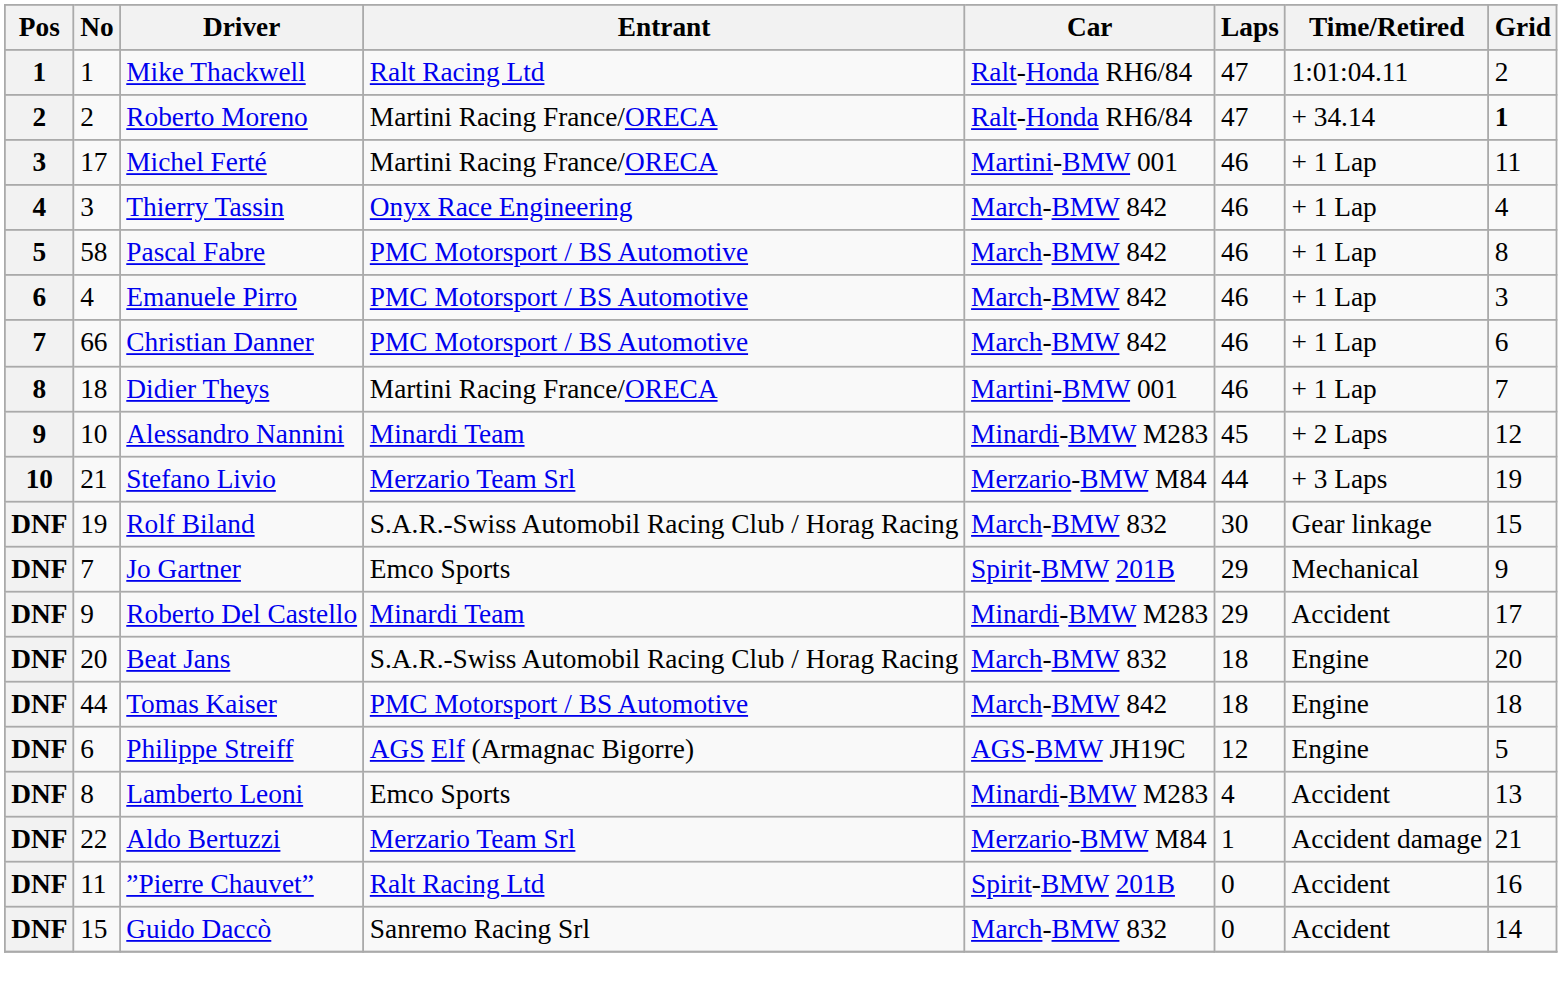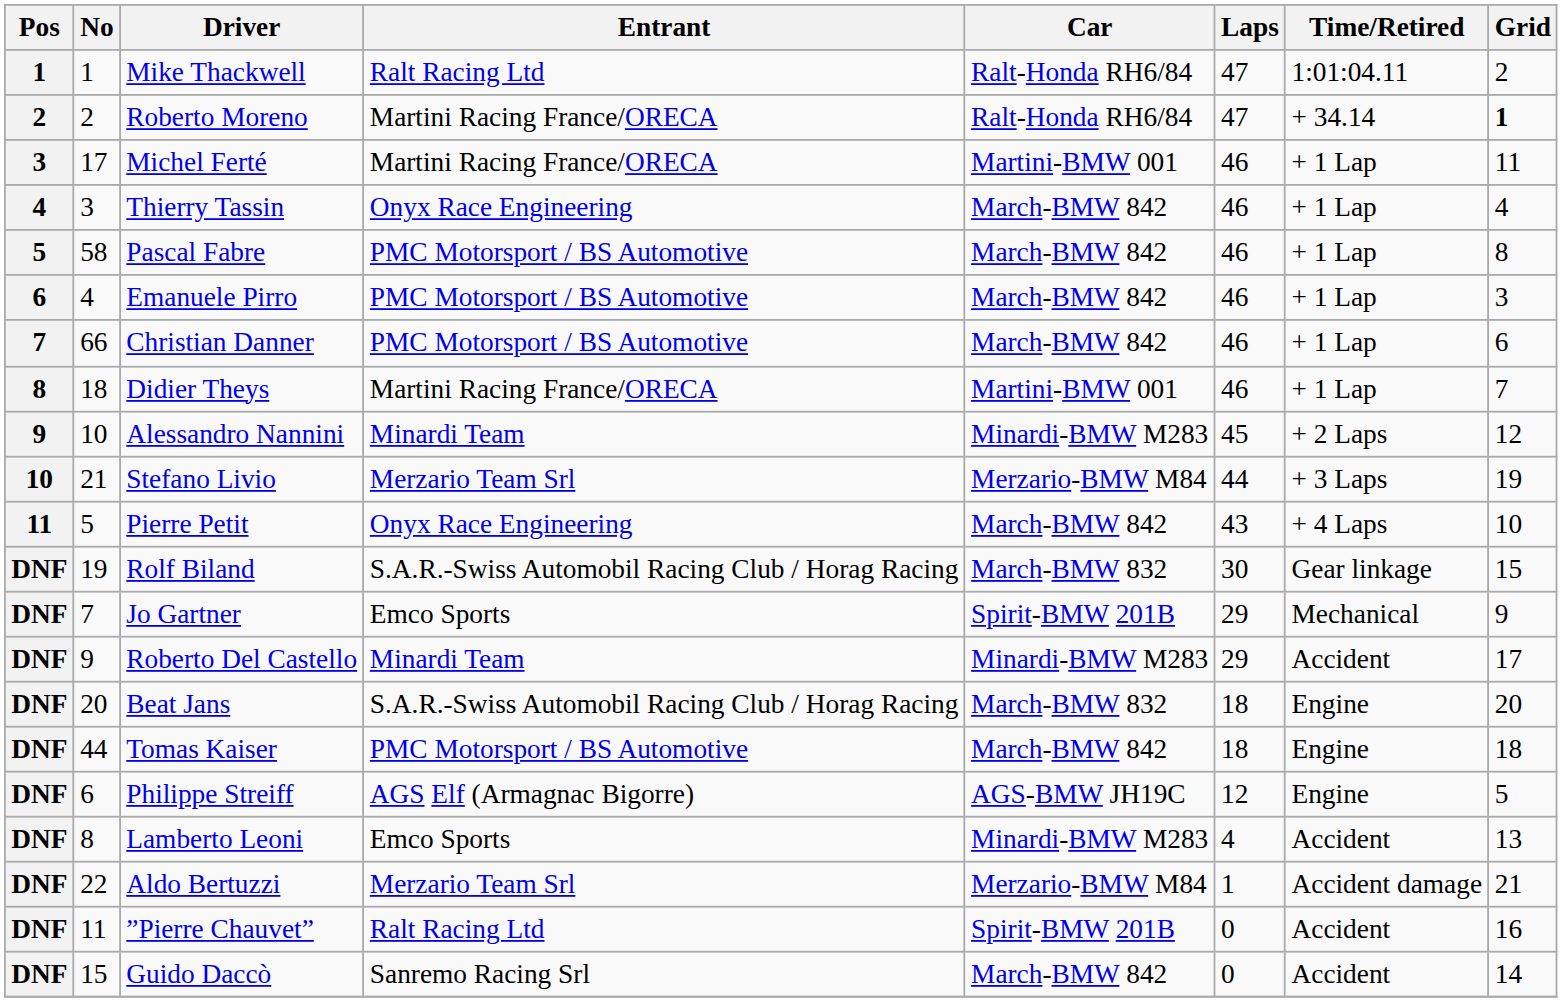+ row: (187, 523)
(1069, 929) March-BMW 832 -> (1069, 974) March-BMW 842
